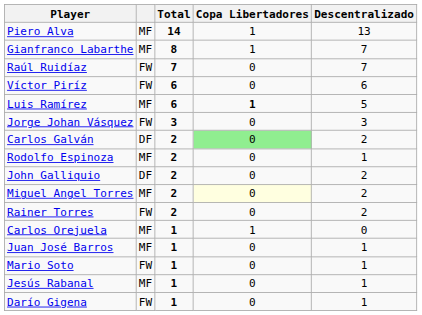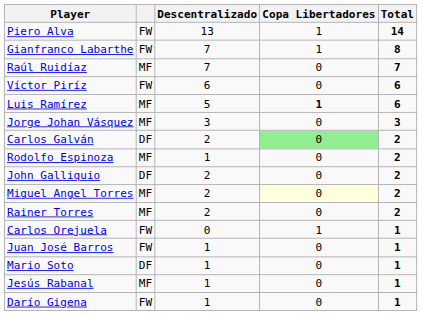columns swapped: (364, 13) <-> (174, 13)
(145, 31) MF -> (145, 31) FW
(145, 49) MF -> (145, 49) FW
(145, 67) FW -> (145, 67) MF
(145, 121) FW -> (145, 121) MF
(145, 212) FW -> (145, 212) MF
(145, 230) MF -> (145, 230) FW
(145, 248) MF -> (145, 248) FW
(145, 266) FW -> (145, 266) DF
